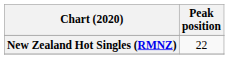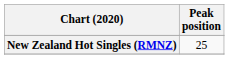(201, 44) 22 -> (201, 44) 25
